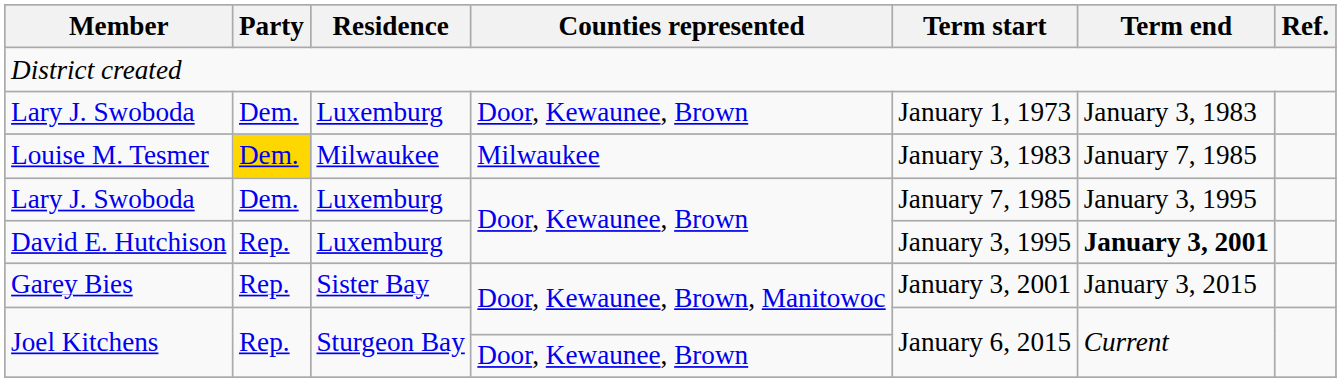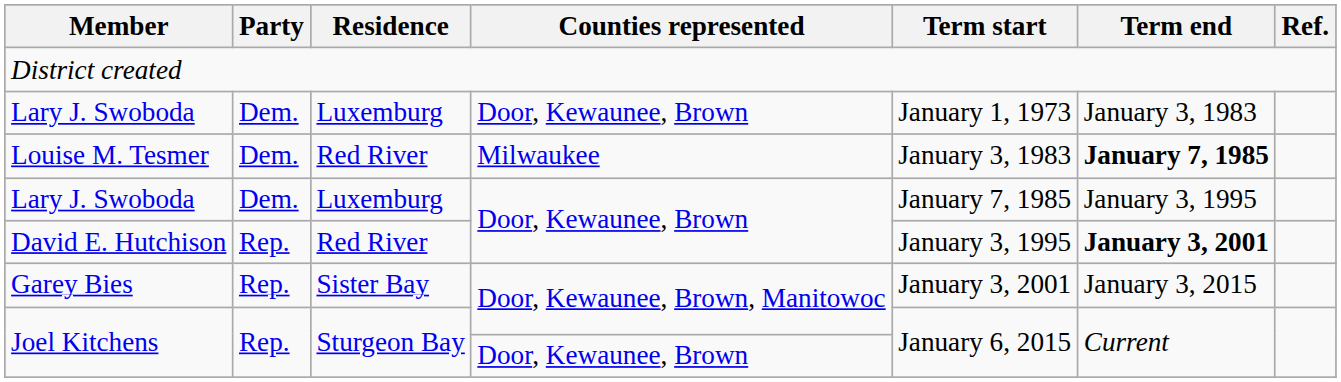(269, 155) gold background -> (269, 155) no background
(378, 155) Milwaukee -> (372, 155) Red River
(1170, 155) normal -> (1176, 155) bold
(380, 241) Luxemburg -> (372, 241) Red River
